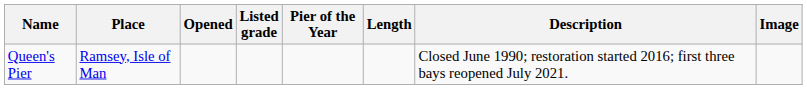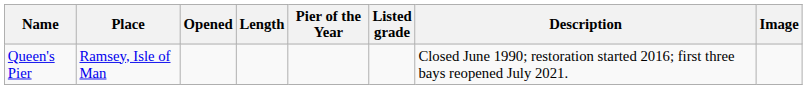columns swapped: (389, 24) <-> (259, 24)
